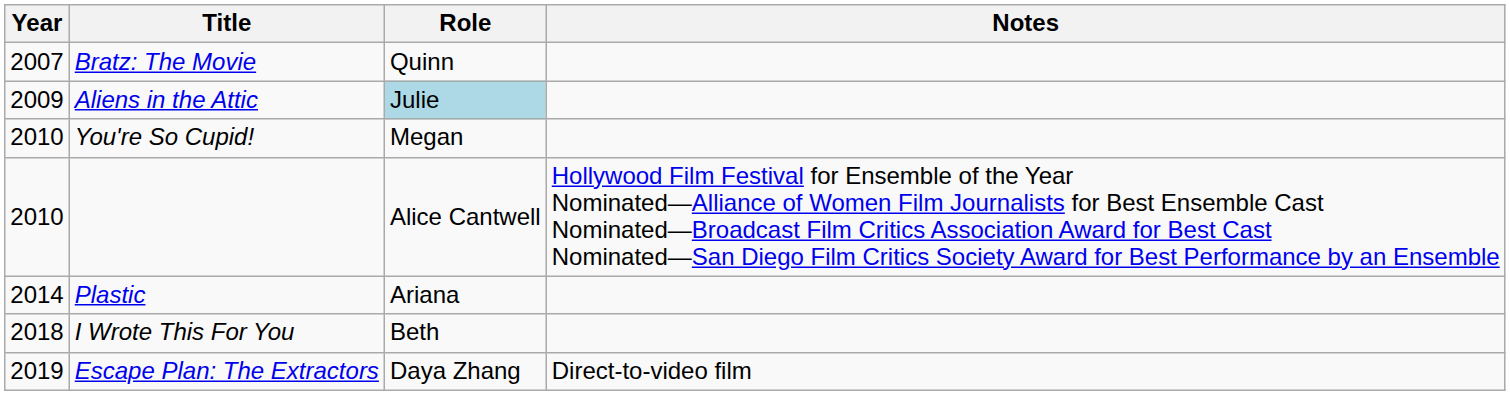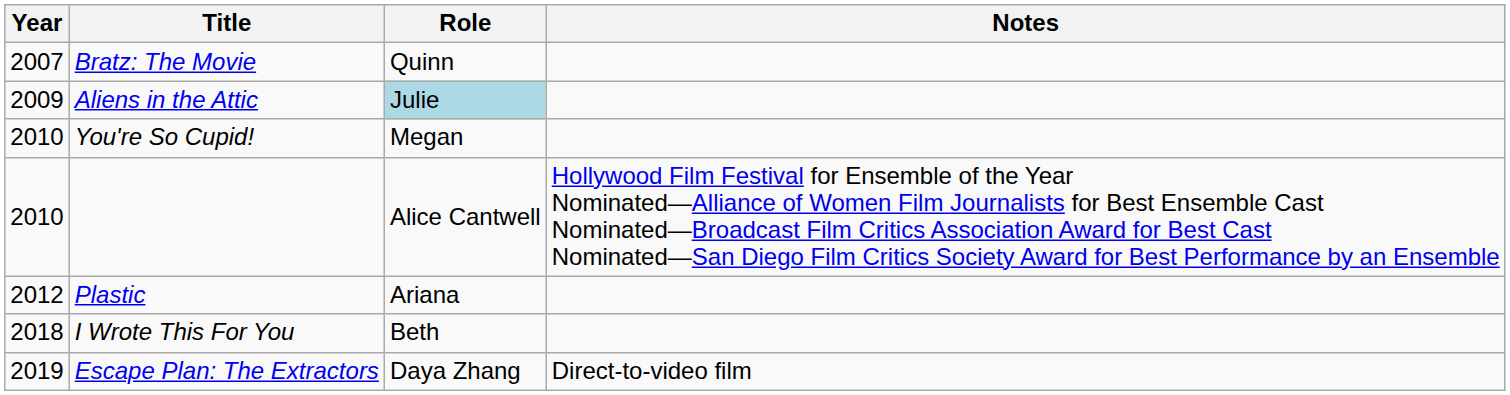(37, 294) 2014 -> (37, 294) 2012
